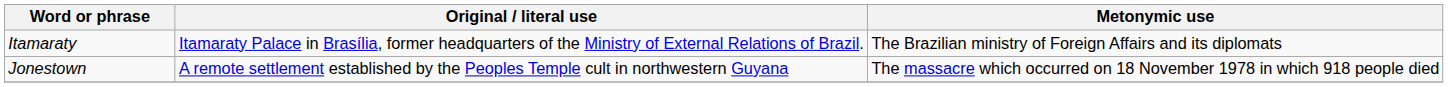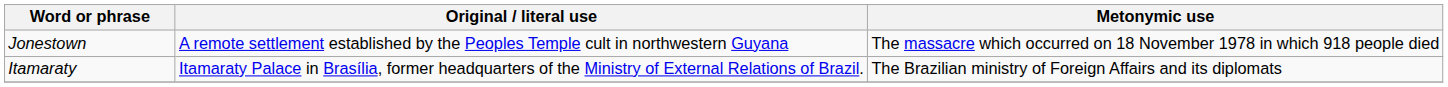rows swapped: (42, 43) <-> (47, 69)
